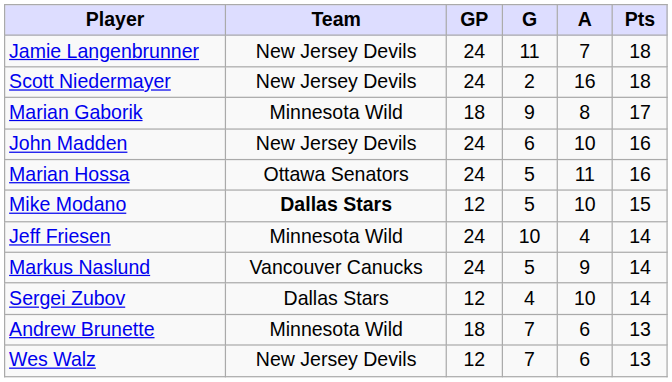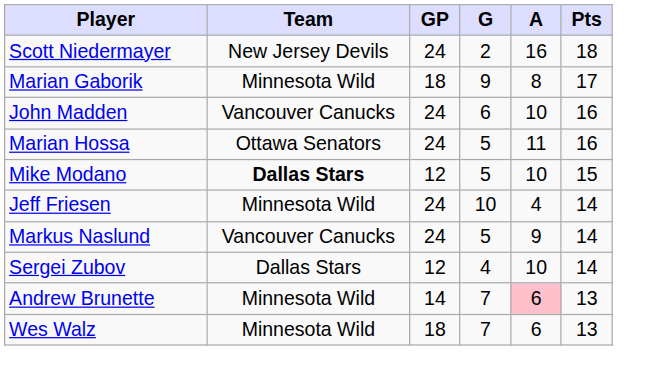- row: (104, 50)
(336, 143) New Jersey Devils -> (308, 112) Vancouver Canucks
(474, 329) 18 -> (435, 298) 14
(585, 329) no background -> (536, 298) pink background
(336, 360) New Jersey Devils -> (308, 329) Minnesota Wild
(474, 360) 12 -> (435, 329) 18
